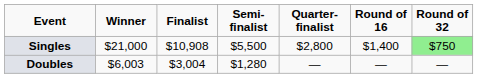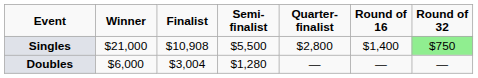(126, 65) $6,003 -> (126, 65) $6,000
